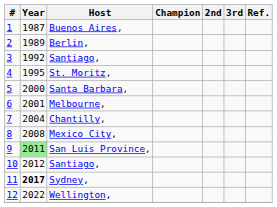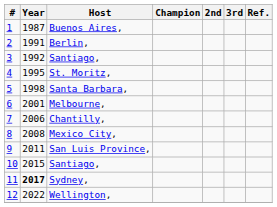(34, 42) 1989 -> (34, 42) 1991
(34, 88) 2000 -> (34, 88) 1998
(34, 119) 2004 -> (34, 119) 2006
(34, 149) lightgreen background -> (34, 149) no background
(34, 165) 2012 -> (34, 165) 2015
